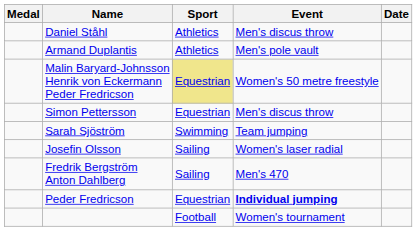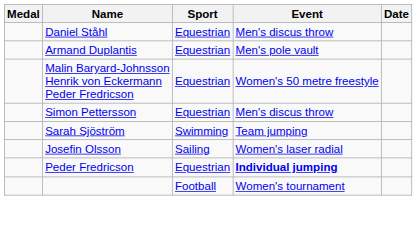(197, 32) Athletics -> (203, 32) Equestrian
(197, 50) Athletics -> (203, 50) Equestrian
(203, 81) khaki background -> (203, 81) no background
- row: (91, 174)
